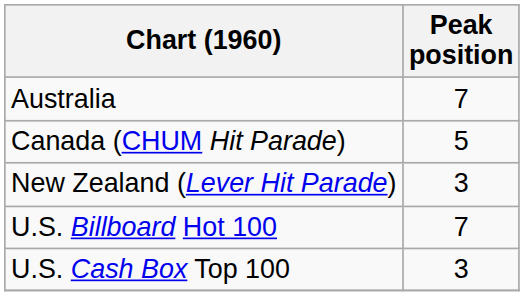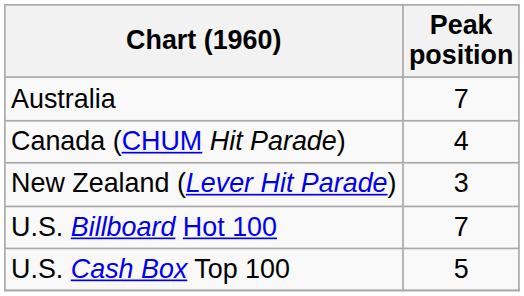(461, 141) 5 -> (461, 141) 4
(461, 269) 3 -> (461, 269) 5
